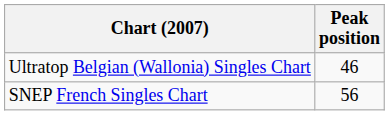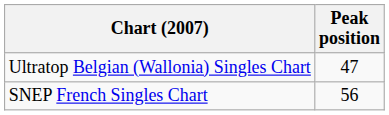(349, 67) 46 -> (349, 67) 47
